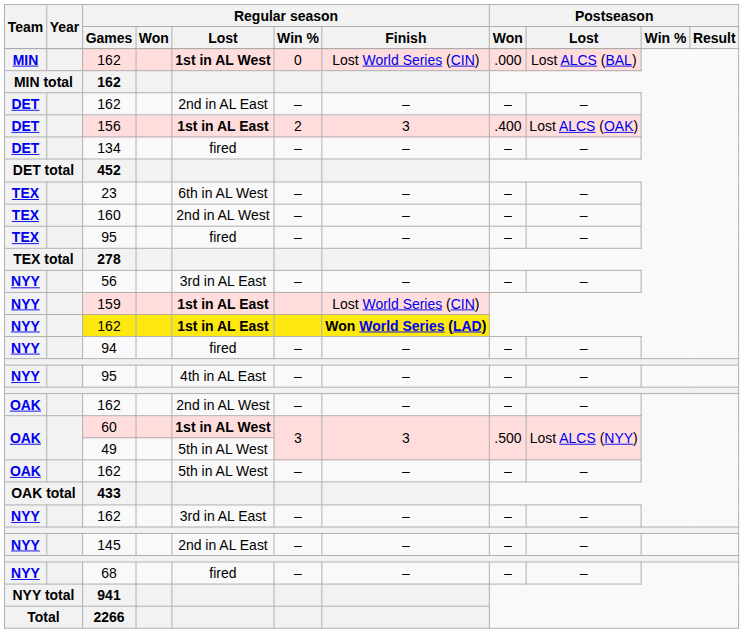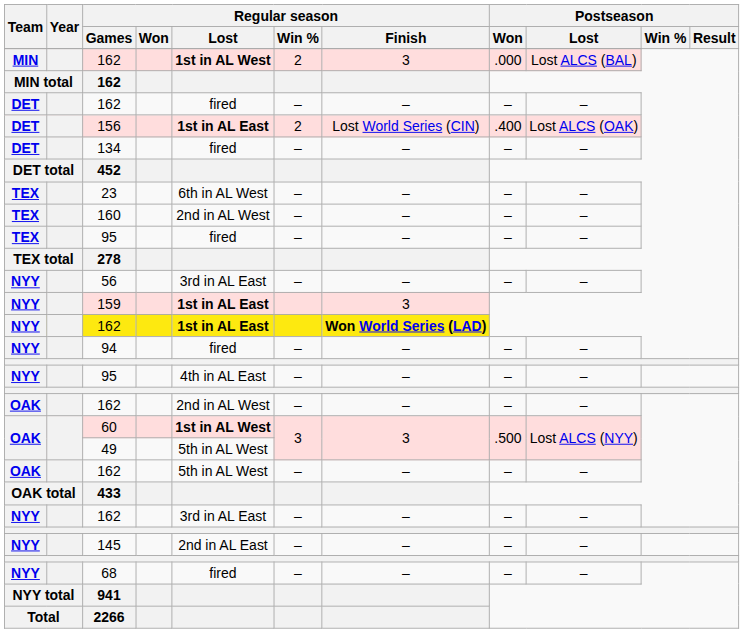(298, 60) 0 -> (298, 60) 2
(406, 60) Lost World Series (CIN) -> (406, 60) 3
(223, 104) 2nd in AL East -> (223, 104) fired
(406, 126) 3 -> (406, 126) Lost World Series (CIN)
(406, 304) Lost World Series (CIN) -> (406, 304) 3
